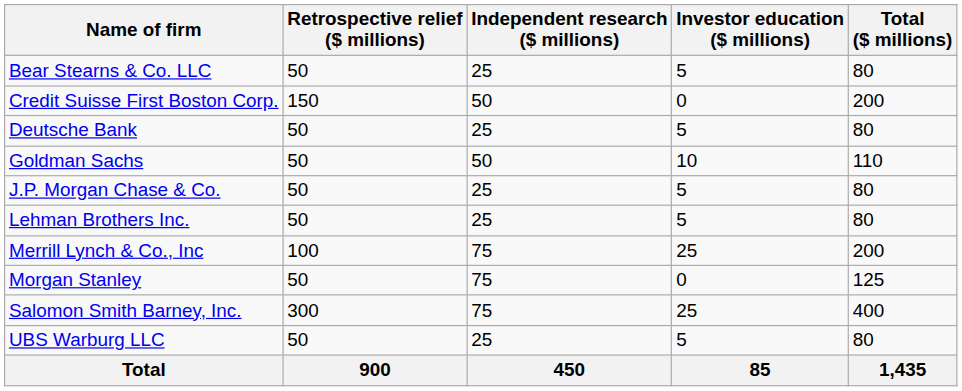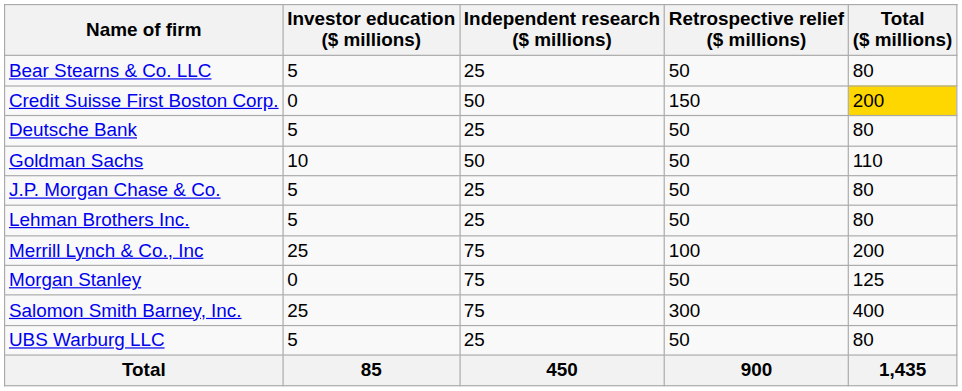columns swapped: (375, 30) <-> (760, 30)
(868, 100) no background -> (868, 100) gold background
